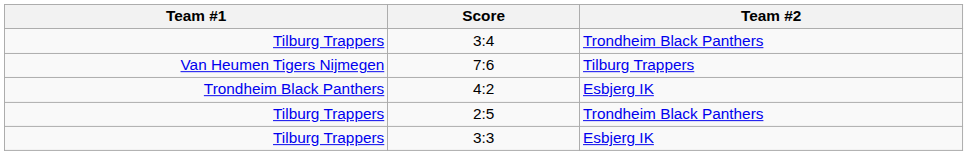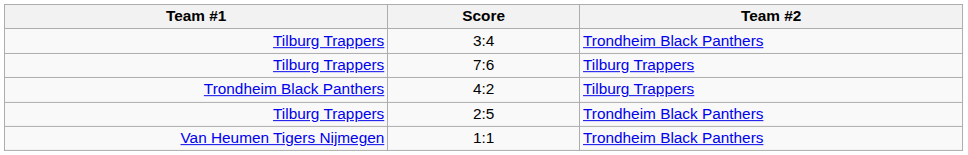(282, 65) Van Heumen Tigers Nijmegen -> (329, 65) Tilburg Trappers
(618, 89) Esbjerg IK -> (639, 89) Tilburg Trappers
- row: (484, 138)
+ row: (484, 138)
